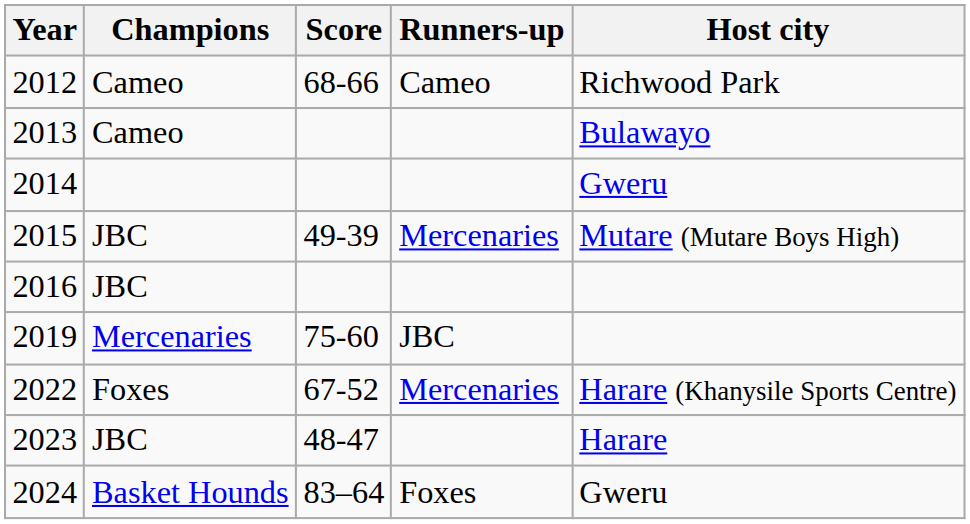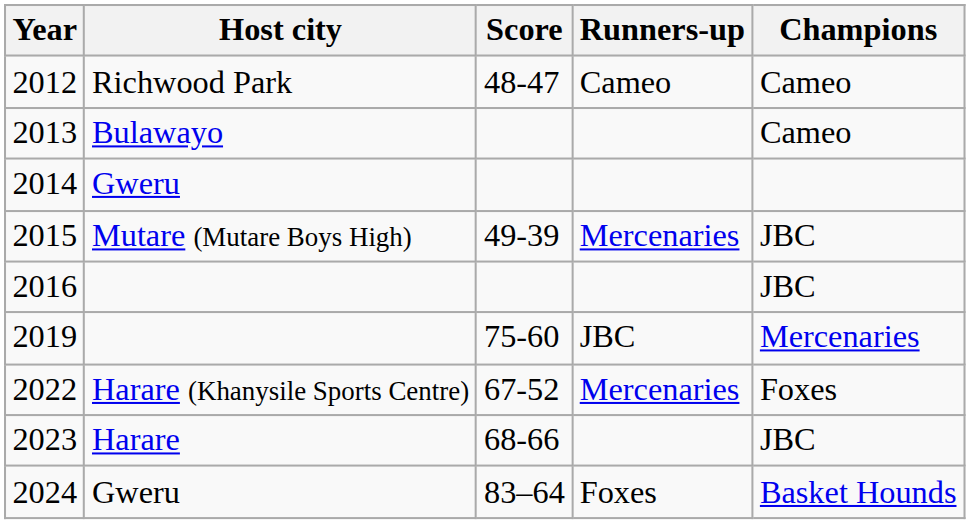columns swapped: (190, 30) <-> (768, 30)
(341, 81) 68-66 -> (522, 81) 48-47
(341, 440) 48-47 -> (522, 440) 68-66
